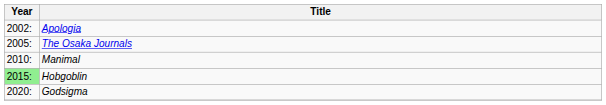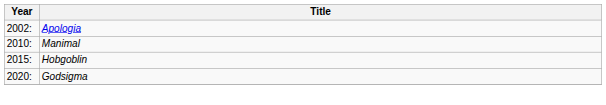- row: (87, 44)
(19, 76) lightgreen background -> (19, 60) no background
